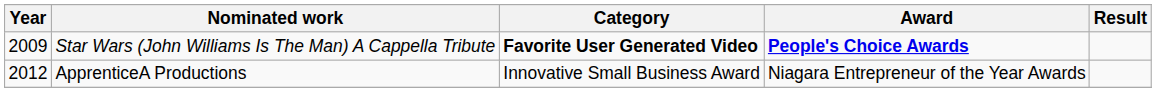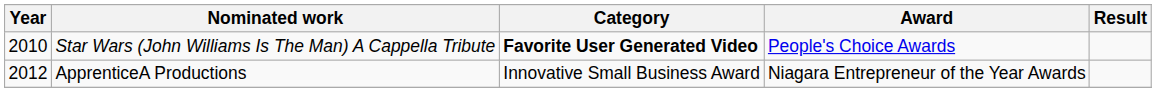(28, 45) 2009 -> (28, 45) 2010
(868, 45) bold -> (862, 45) normal
